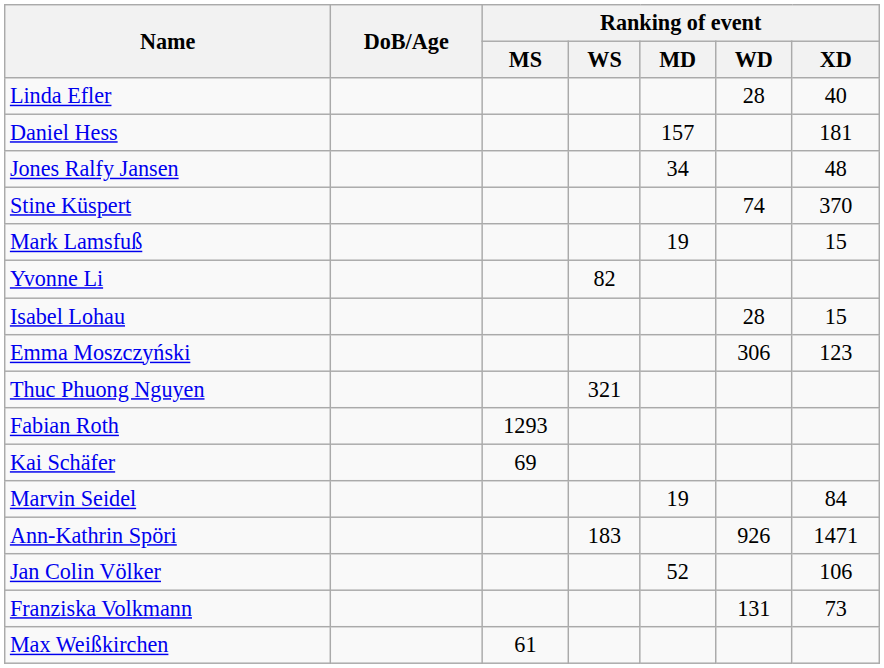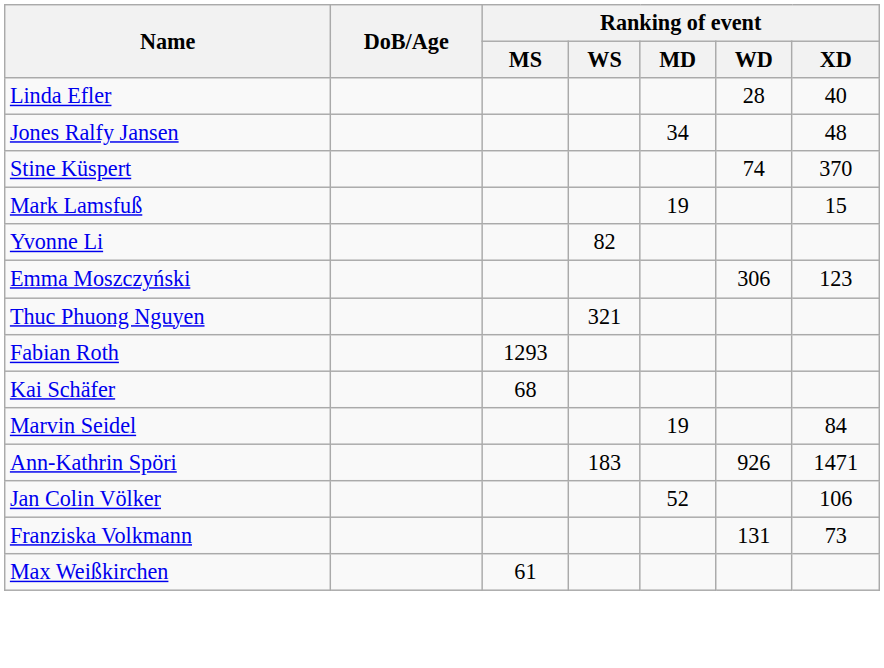- row: (64, 132)
- row: (67, 315)
(525, 462) 69 -> (525, 388) 68
